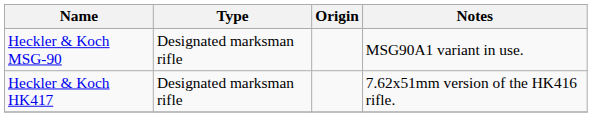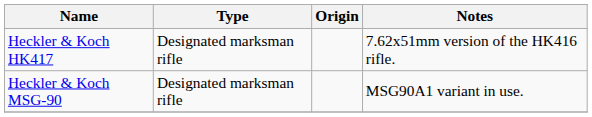rows swapped: (59, 91) <-> (59, 49)
